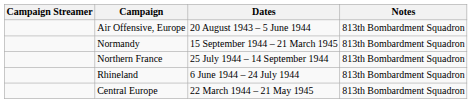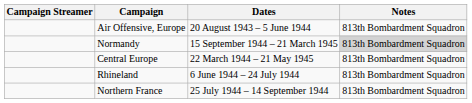(403, 43) no background -> (403, 43) lightgrey background
rows swapped: (130, 59) <-> (127, 91)
